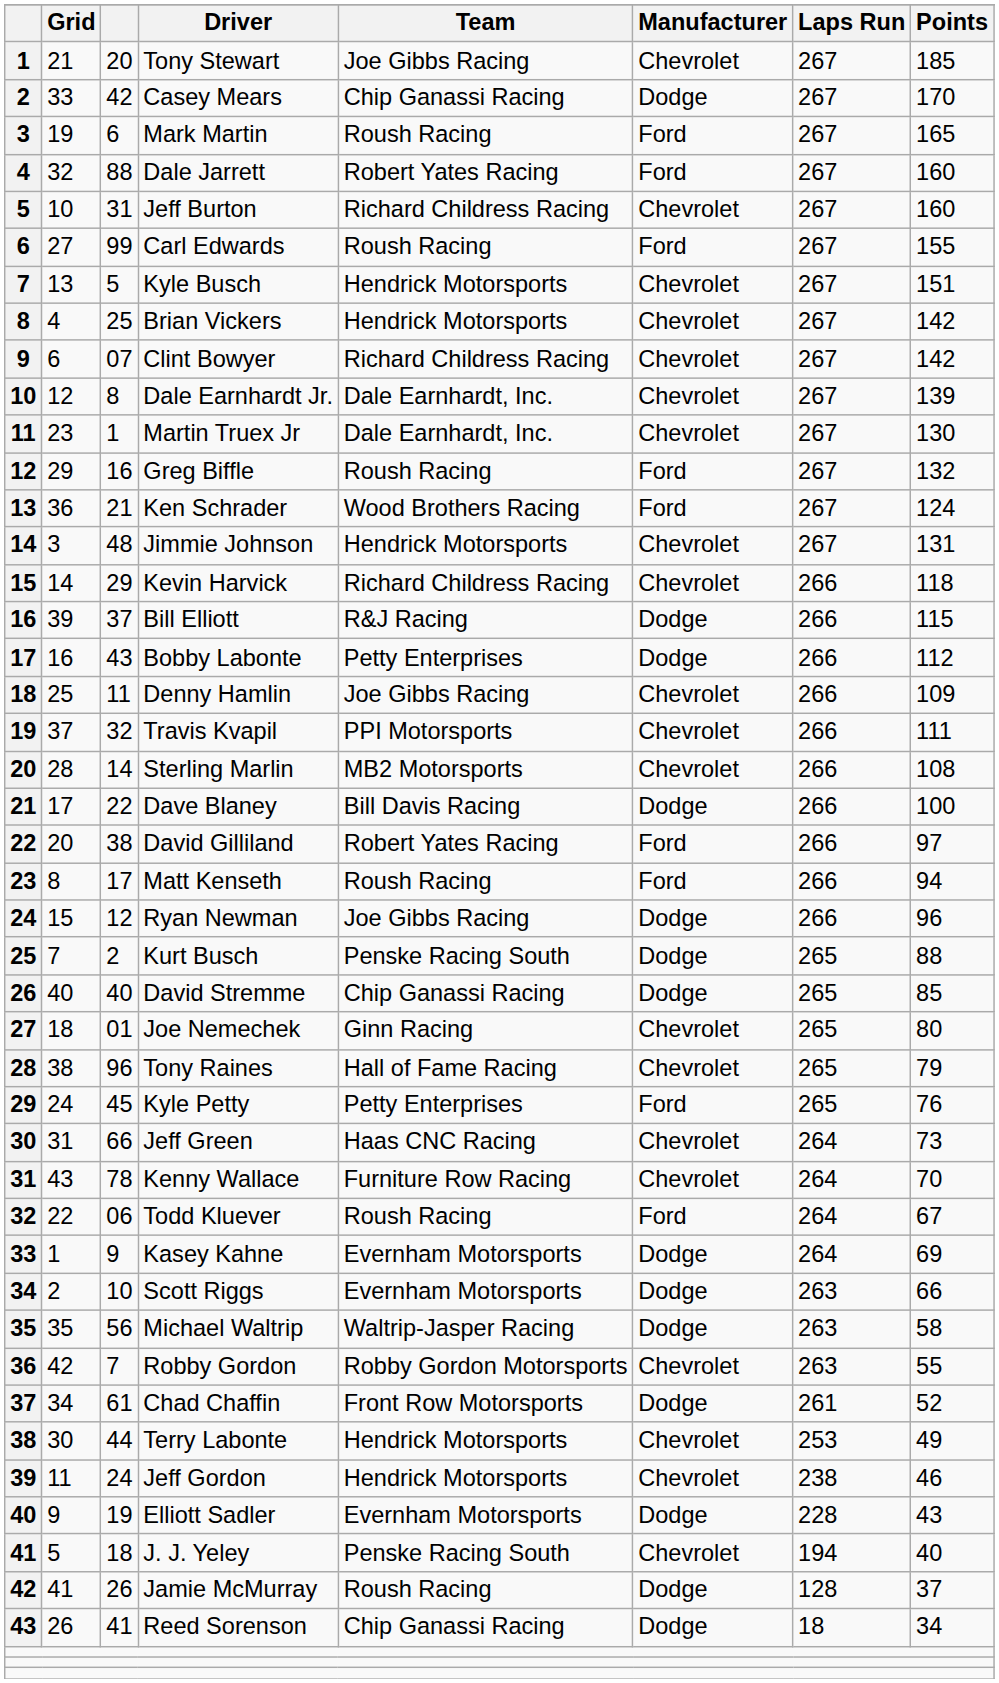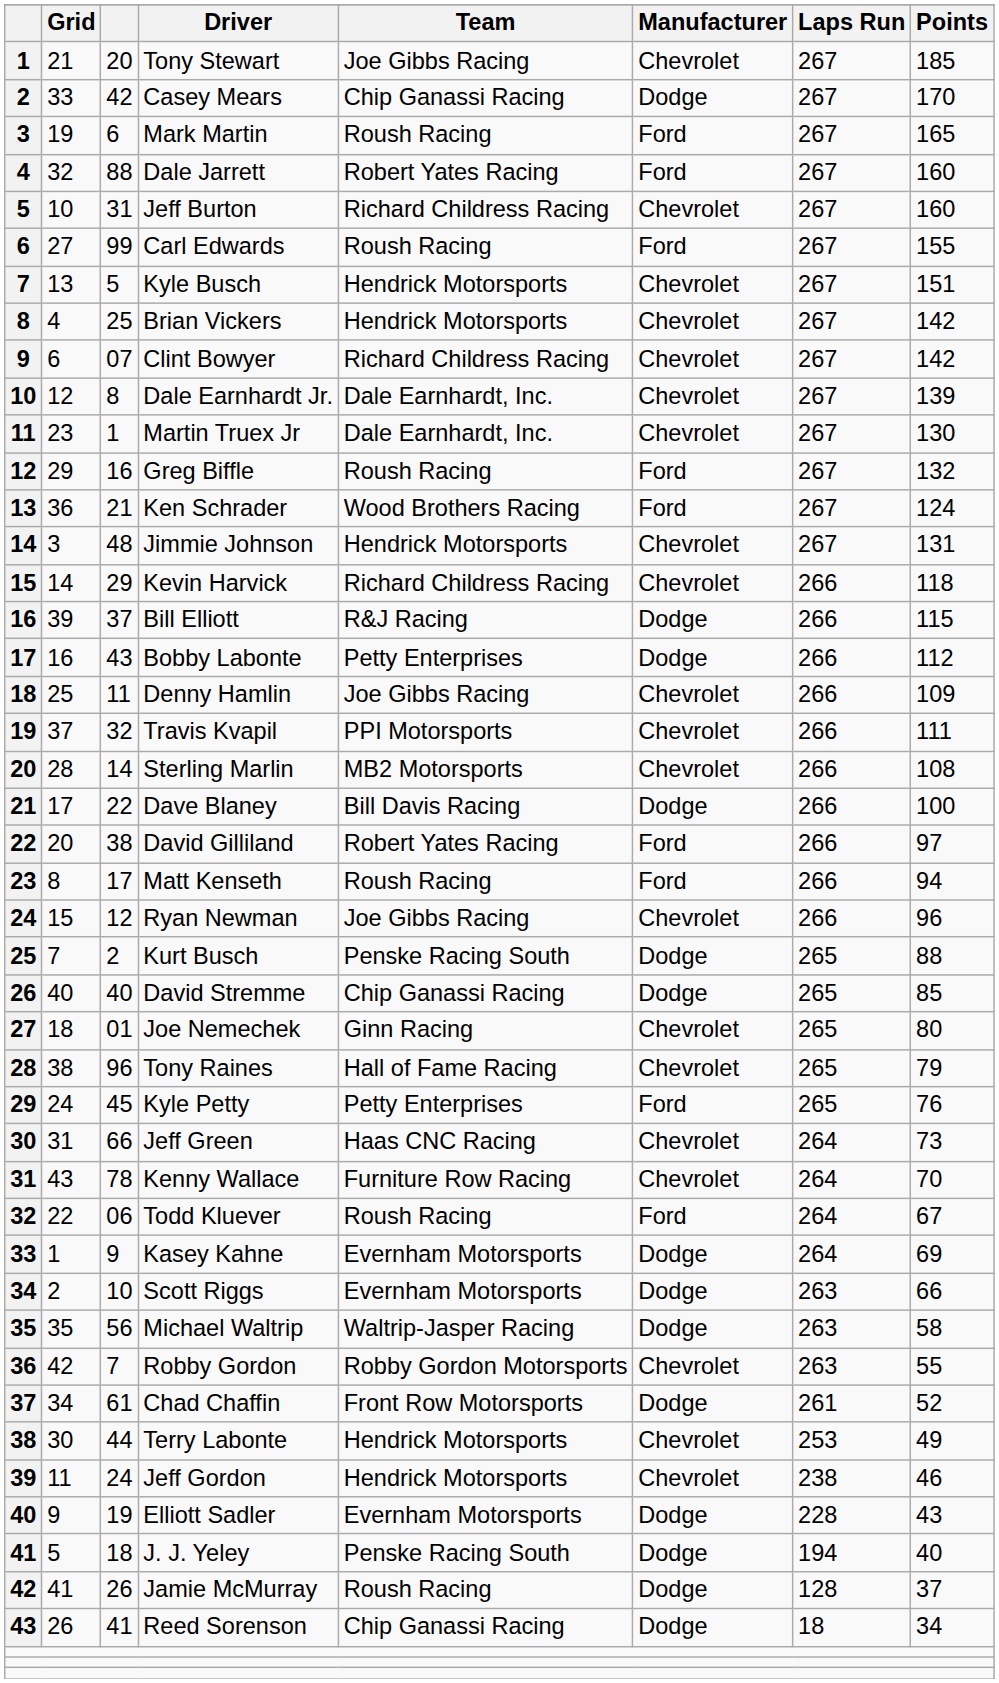(673, 918) Dodge -> (689, 918) Chevrolet
(689, 1552) Chevrolet -> (673, 1552) Dodge
